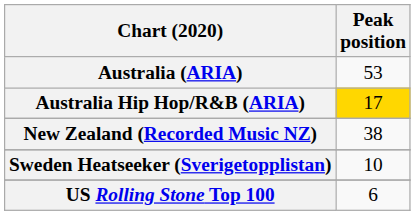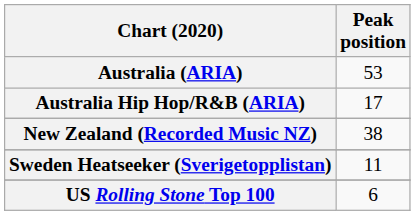(373, 103) gold background -> (373, 103) no background
(373, 164) 10 -> (373, 164) 11
